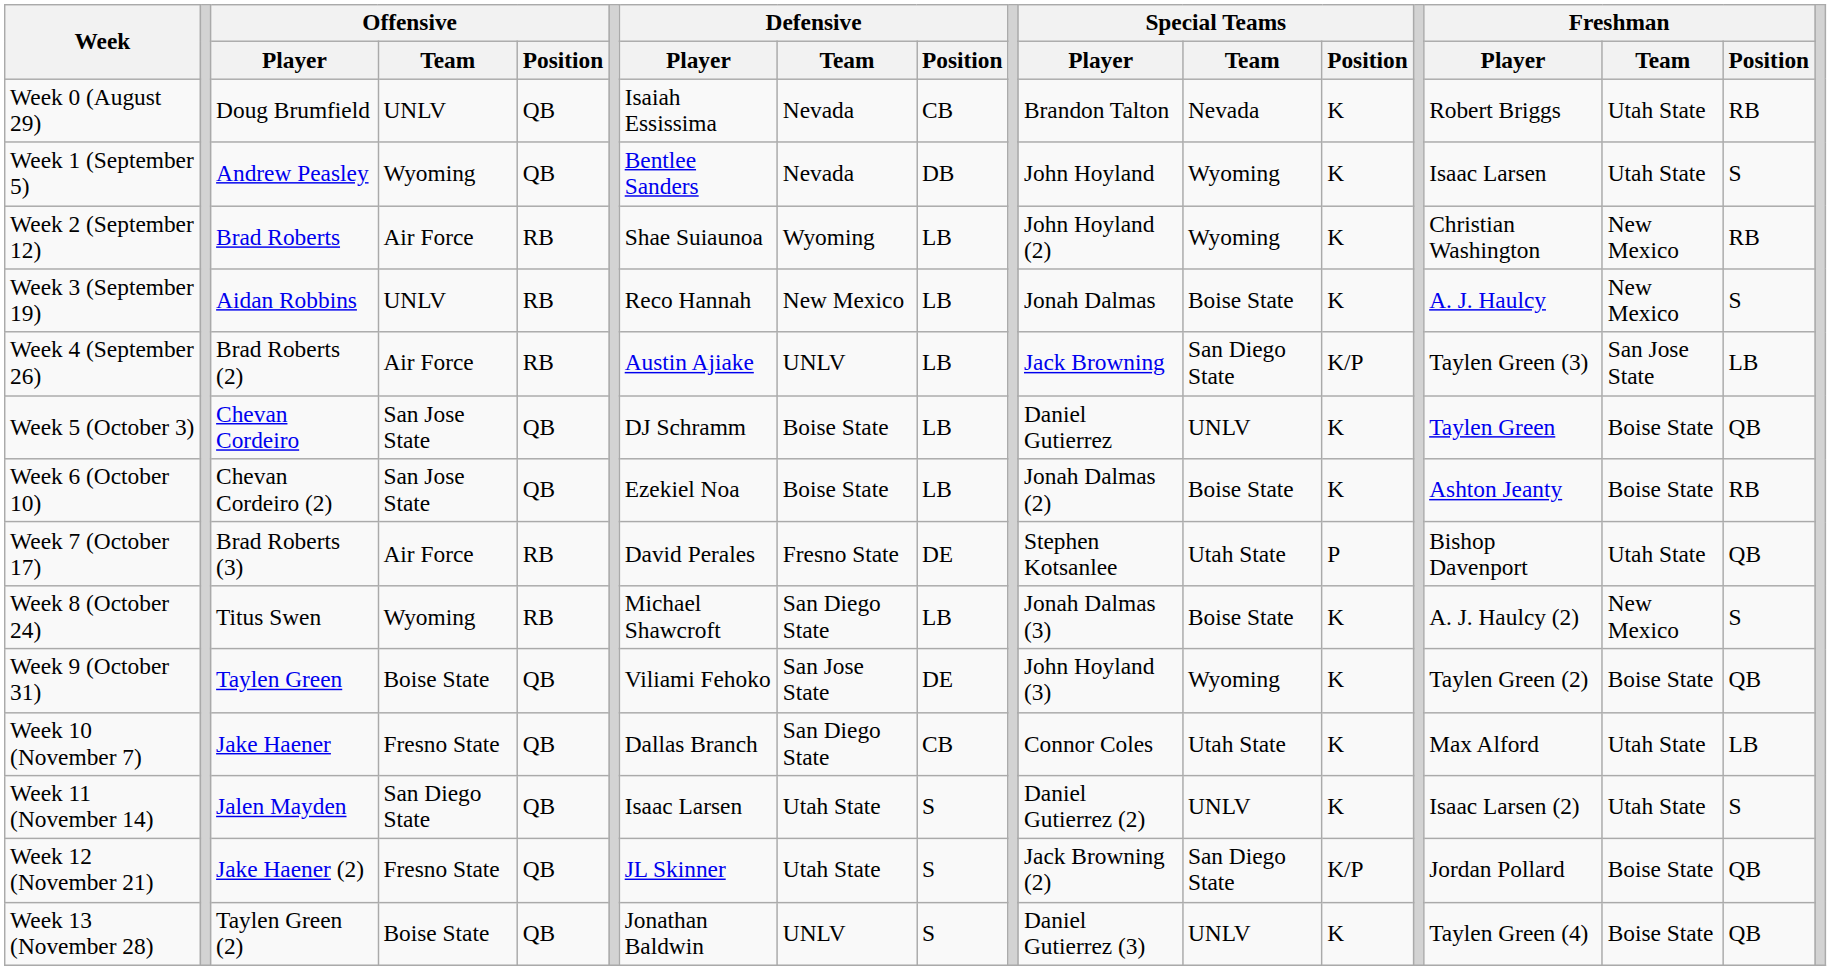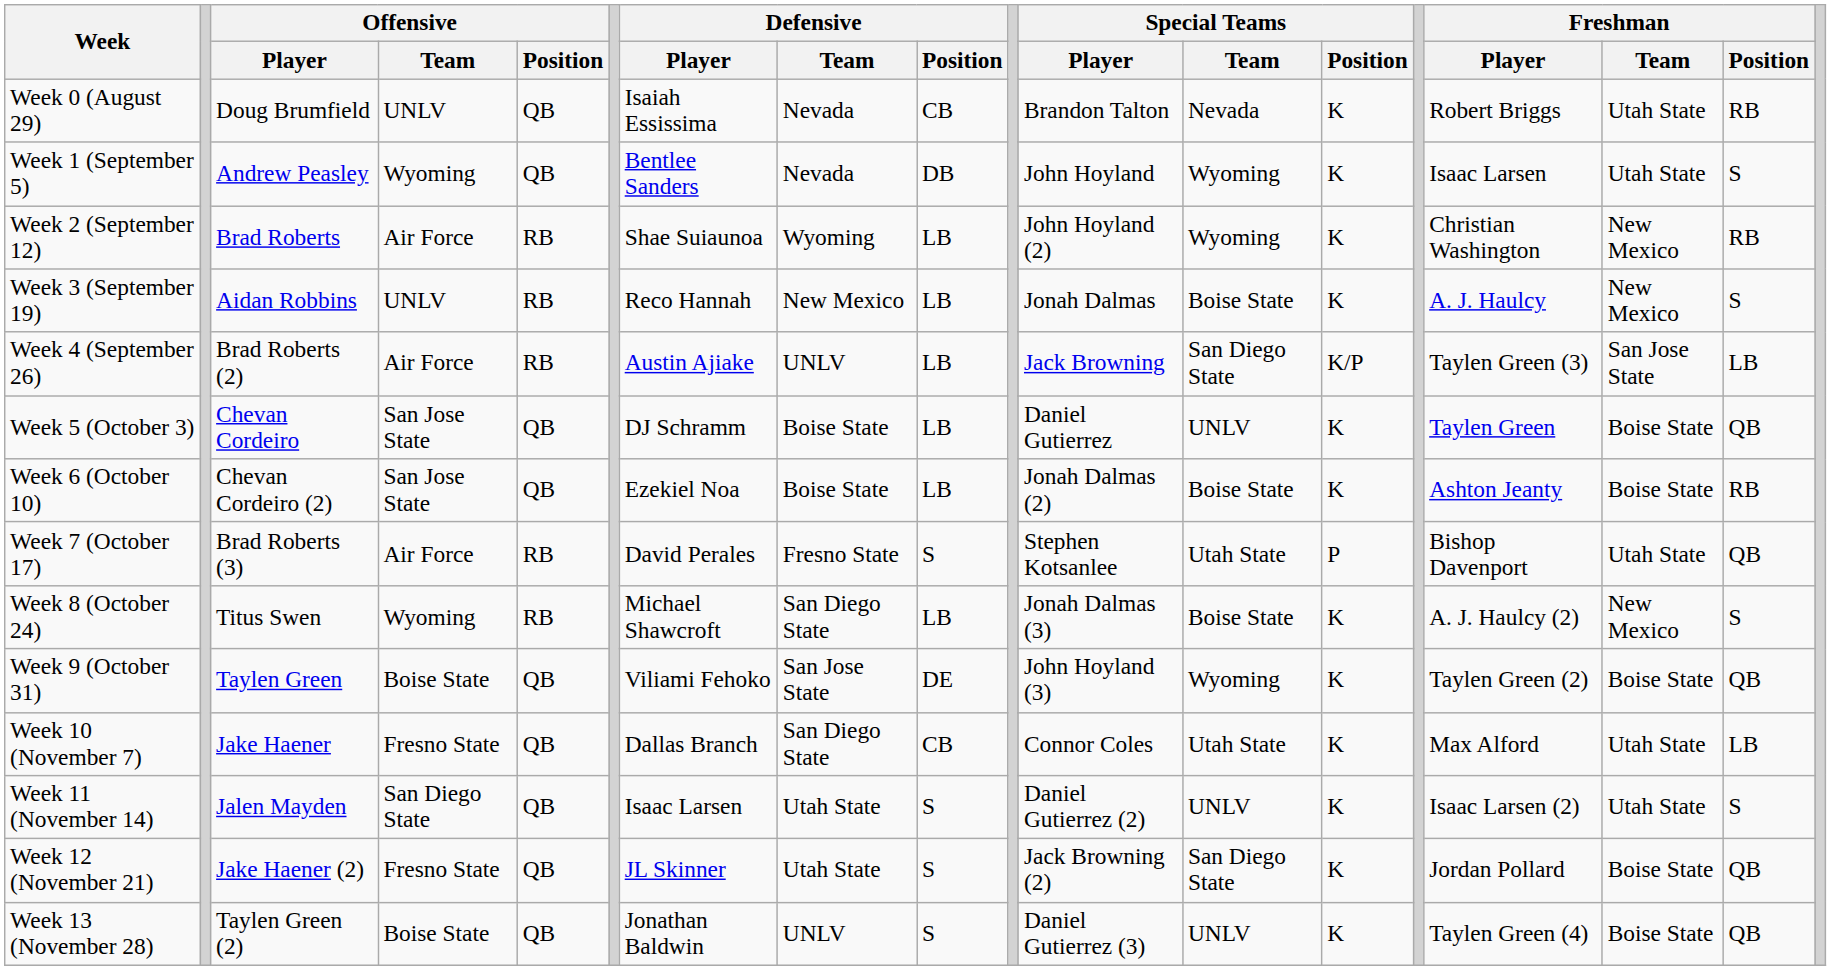(938, 553) DE -> (928, 553) S
(1345, 870) K/P -> (1336, 870) K
